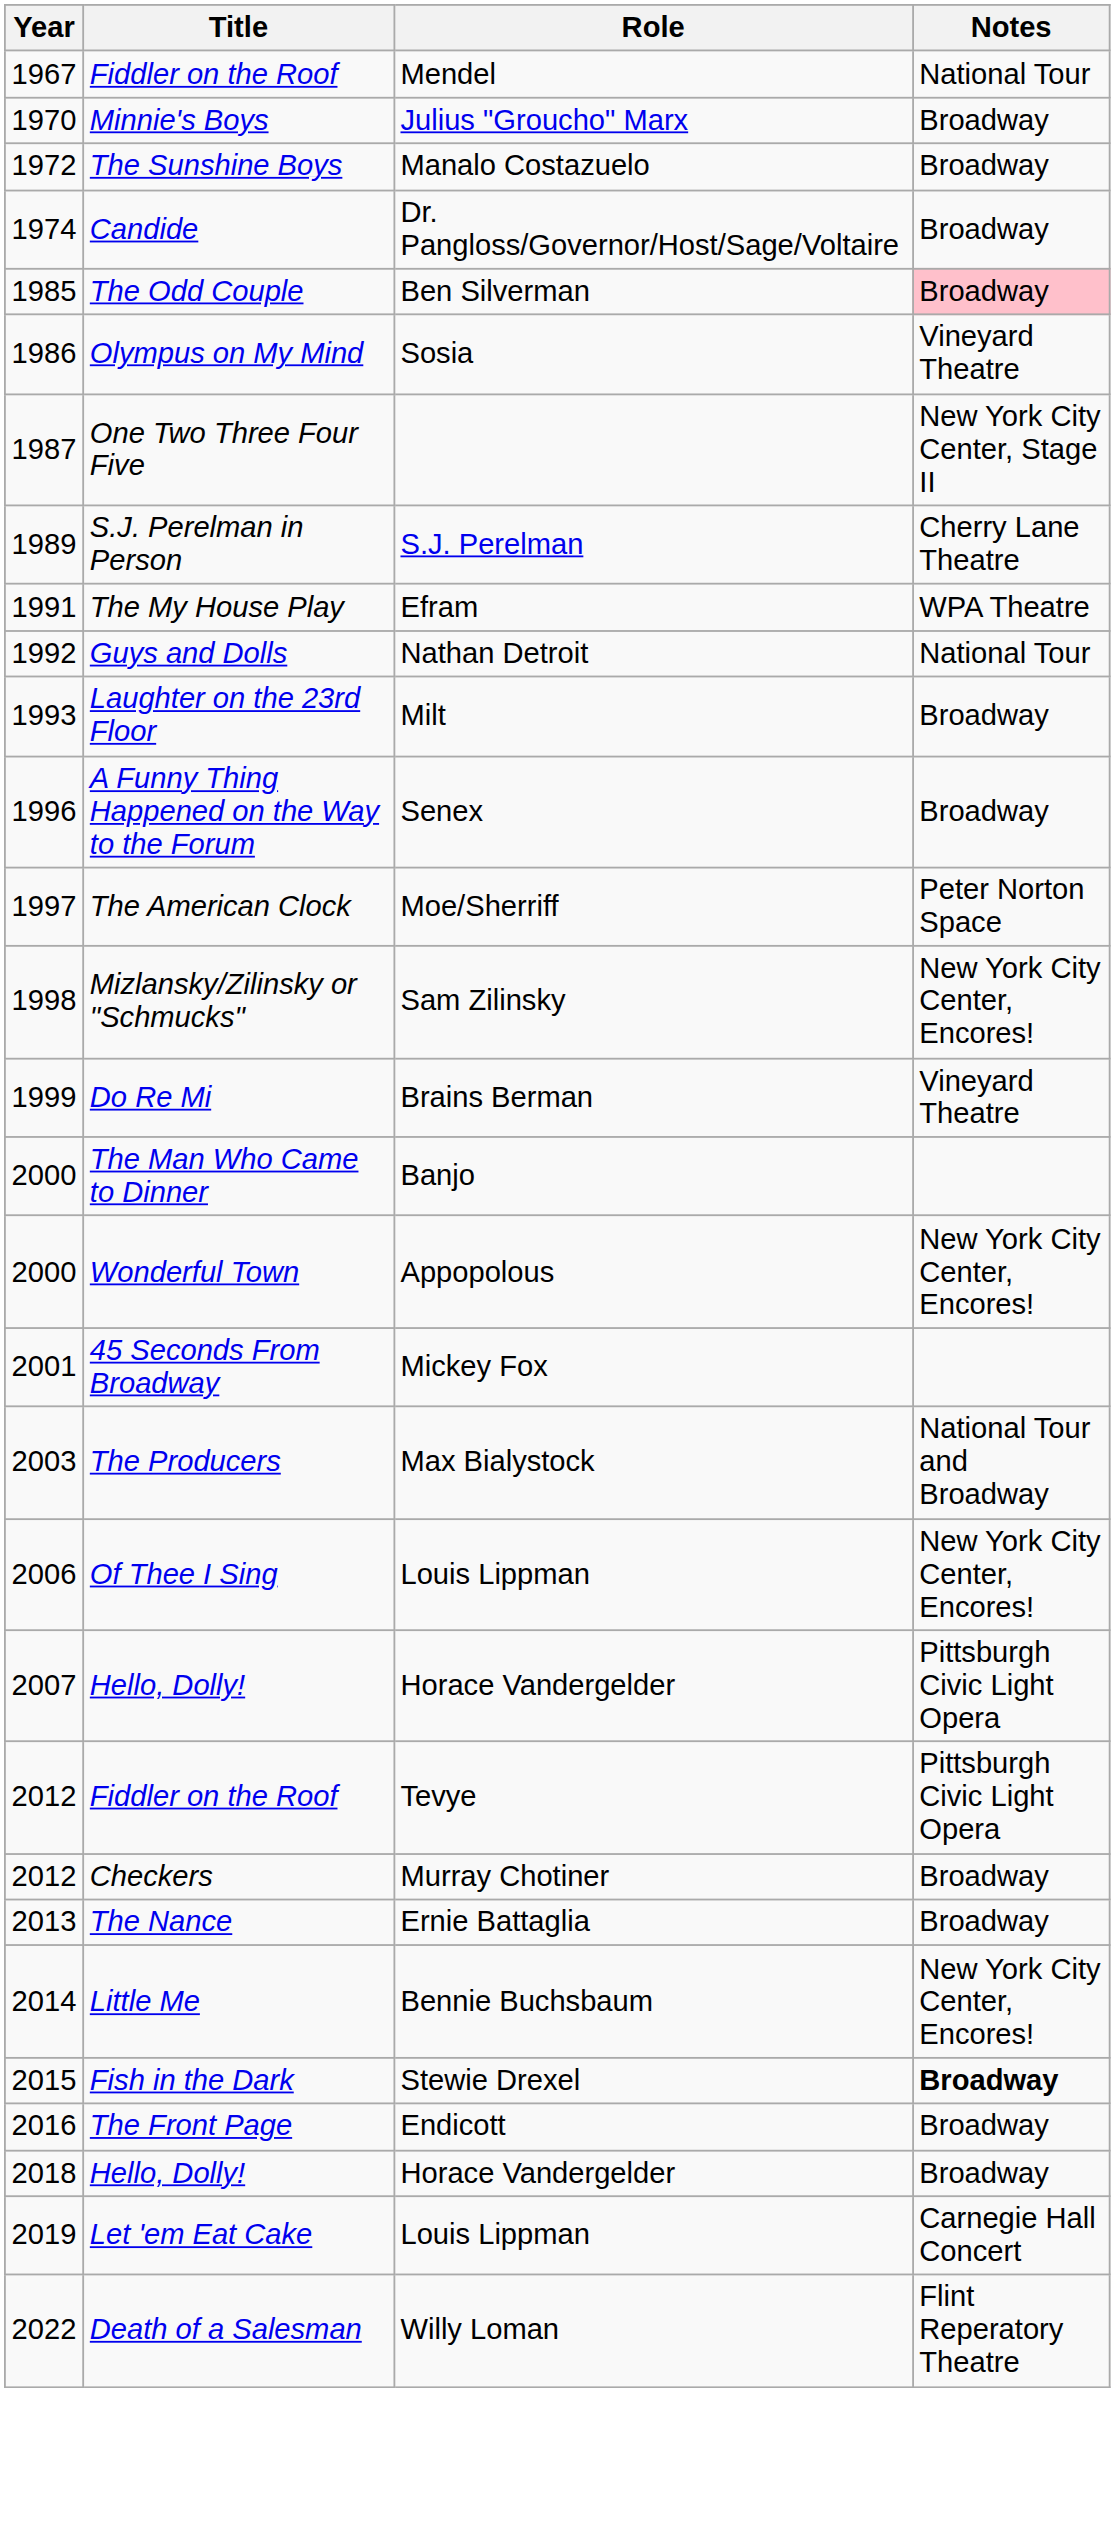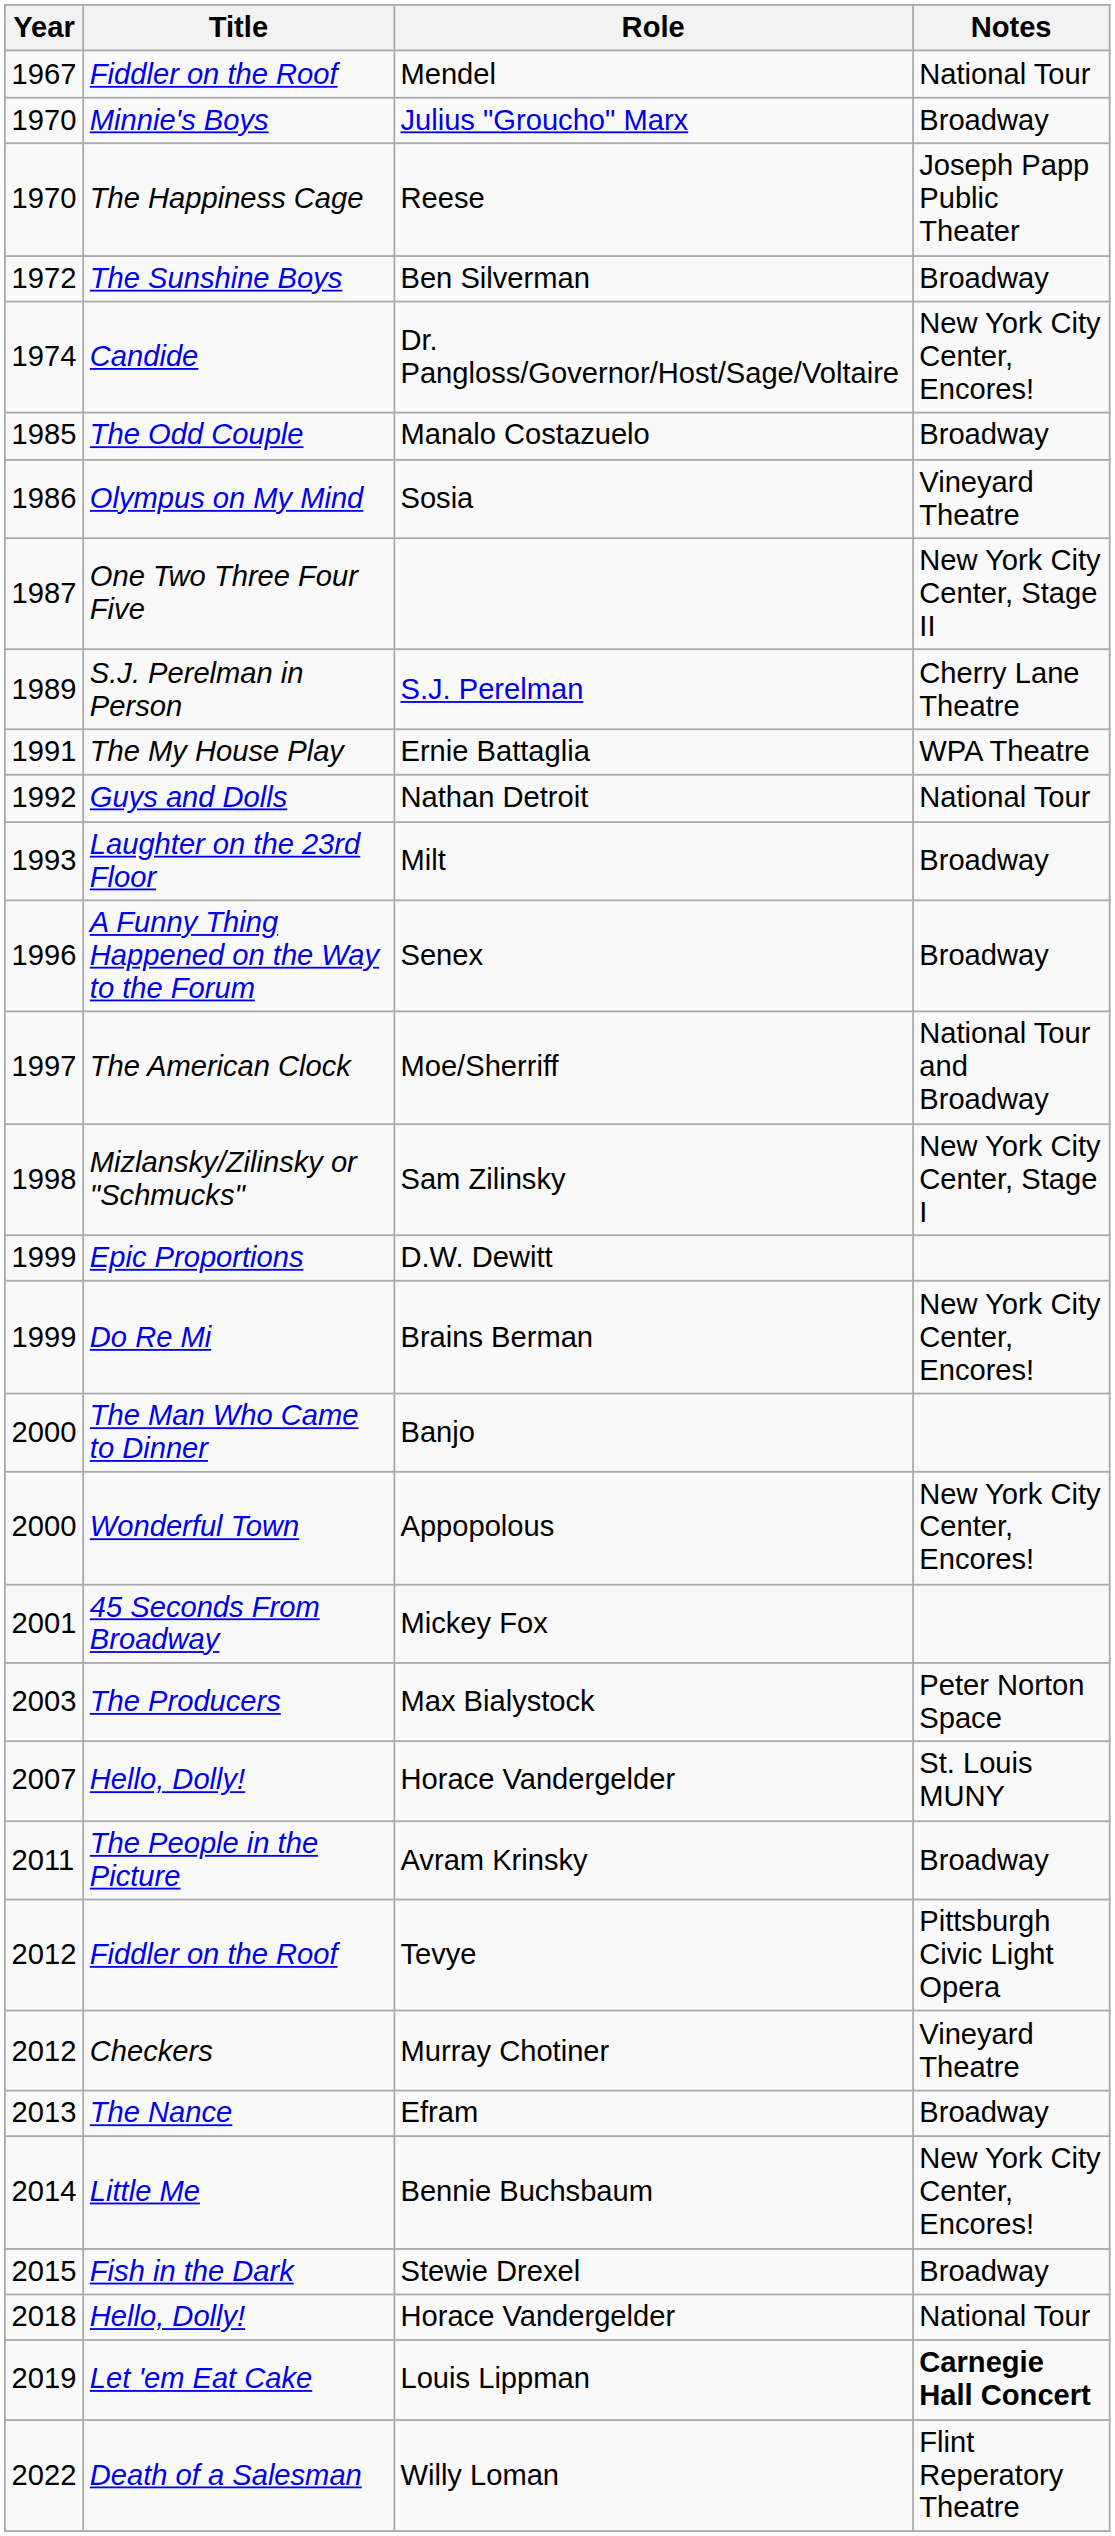+ row: (44, 198)
(525, 166) Manalo Costazuelo -> (495, 277) Ben Silverman
(984, 228) Broadway -> (1010, 356) New York City Center, Encores!
(495, 291) Ben Silverman -> (525, 435) Manalo Costazuelo
(984, 291) pink background -> (984, 435) no background
(439, 607) Efram -> (495, 751) Ernie Battaglia
(1002, 906) Peter Norton Space -> (1005, 1067) National Tour and Broadway
(1010, 1001) New York City Center, Encores! -> (1010, 1178) New York City Center, Stage I
+ row: (44, 1257)
(976, 1097) Vineyard Theatre -> (1010, 1336) New York City Center, Encores!
(1005, 1461) National Tour and Broadway -> (1002, 1701) Peter Norton Space
- row: (44, 1573)
(986, 1685) Pittsburgh Civic Light Opera -> (976, 1780) St. Louis MUNY
+ row: (43, 1859)
(984, 1876) Broadway -> (976, 2050) Vineyard Theatre
(495, 1922) Ernie Battaglia -> (439, 2112) Efram
(989, 2080) bold -> (984, 2270) normal
- row: (44, 2126)
(984, 2172) Broadway -> (1005, 2316) National Tour
(1008, 2235) normal -> (1005, 2379) bold
